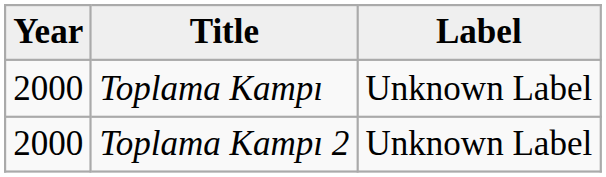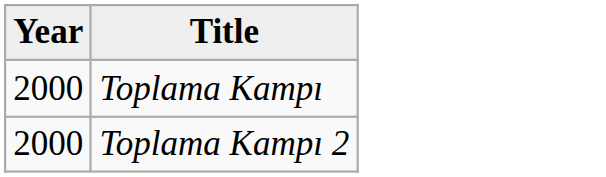- column: (479, 32)
